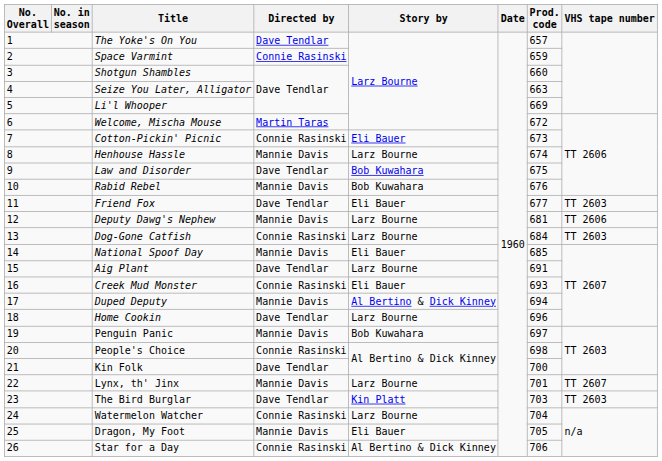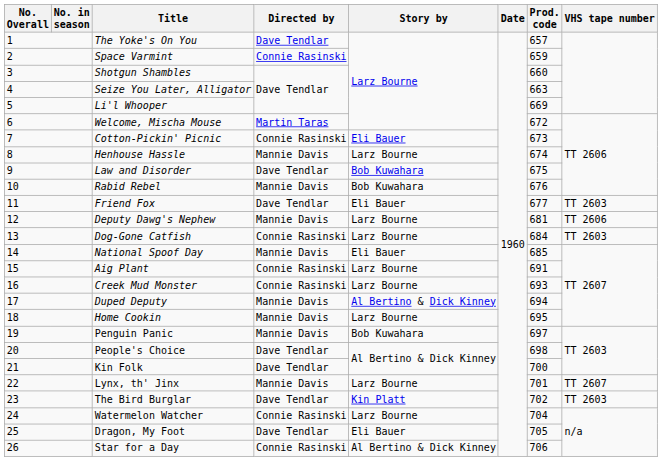(292, 269) Dave Tendlar -> (301, 269) Connie Rasinski
(378, 285) Eli Bauer -> (384, 285) Larz Bourne
(292, 318) Dave Tendlar -> (292, 318) Mannie Davis
(539, 318) 696 -> (539, 318) 695
(301, 350) Connie Rasinski -> (292, 350) Dave Tendlar
(539, 399) 703 -> (539, 399) 702
(292, 432) Mannie Davis -> (292, 432) Dave Tendlar
